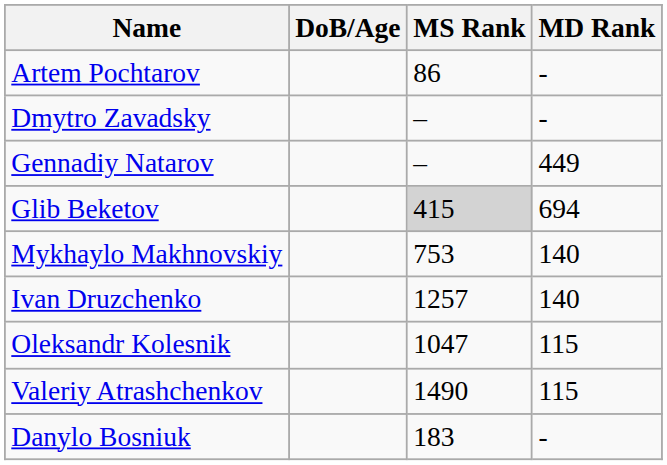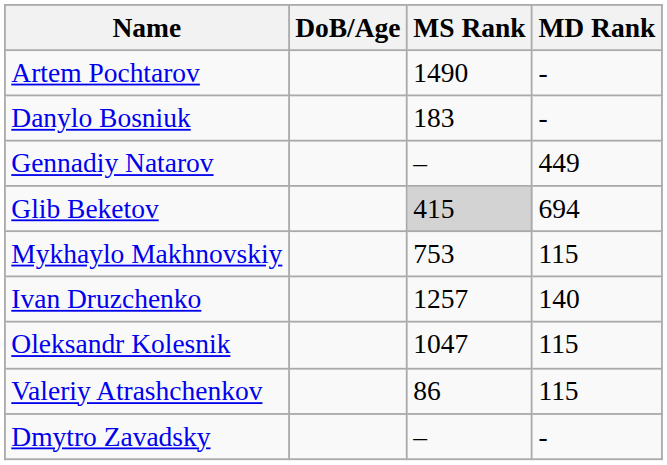(427, 72) 86 -> (441, 72) 1490
rows swapped: (101, 435) <-> (111, 118)
(559, 254) 140 -> (559, 254) 115
(441, 390) 1490 -> (427, 390) 86
